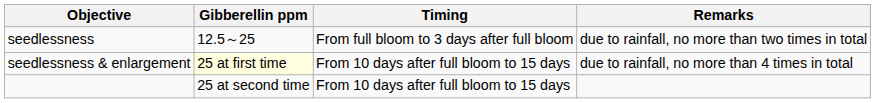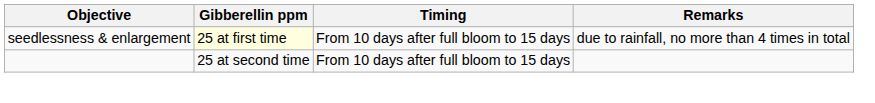- row: (51, 39)
